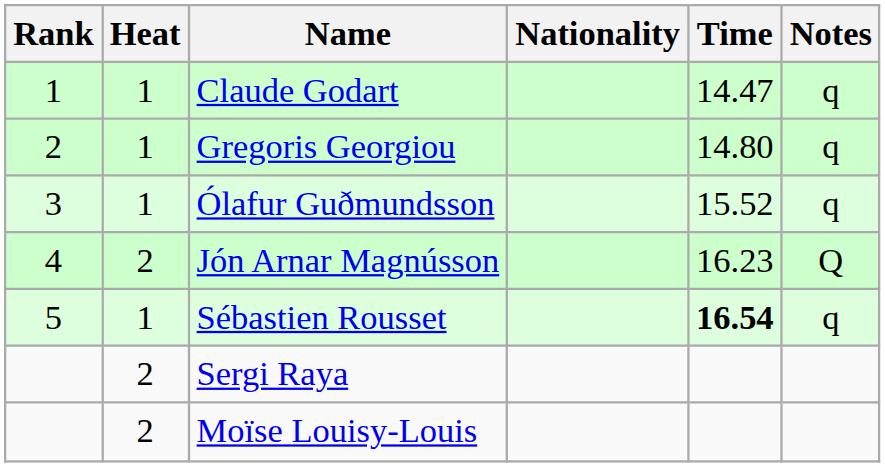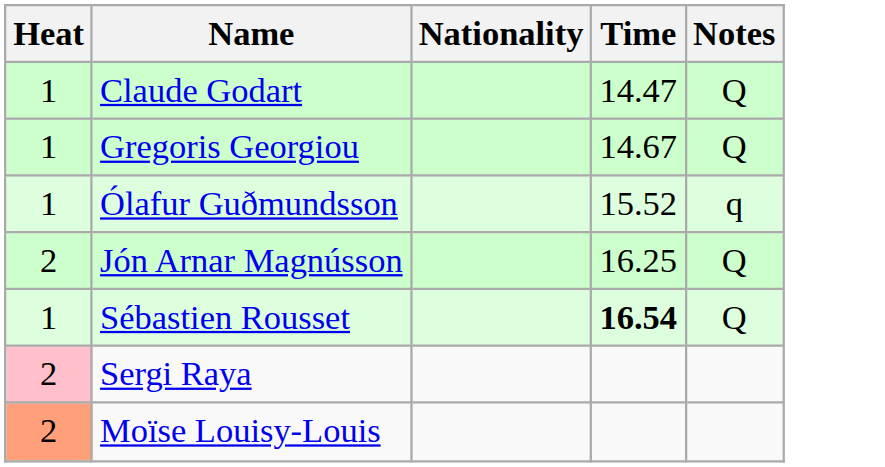- column: (53, 33)
(831, 90) q -> (734, 90) Q
(735, 146) 14.80 -> (638, 146) 14.67
(831, 146) q -> (734, 146) Q
(735, 260) 16.23 -> (638, 260) 16.25
(831, 317) q -> (734, 317) Q
(145, 374) no background -> (49, 374) pink background
(145, 431) no background -> (49, 431) lightsalmon background
